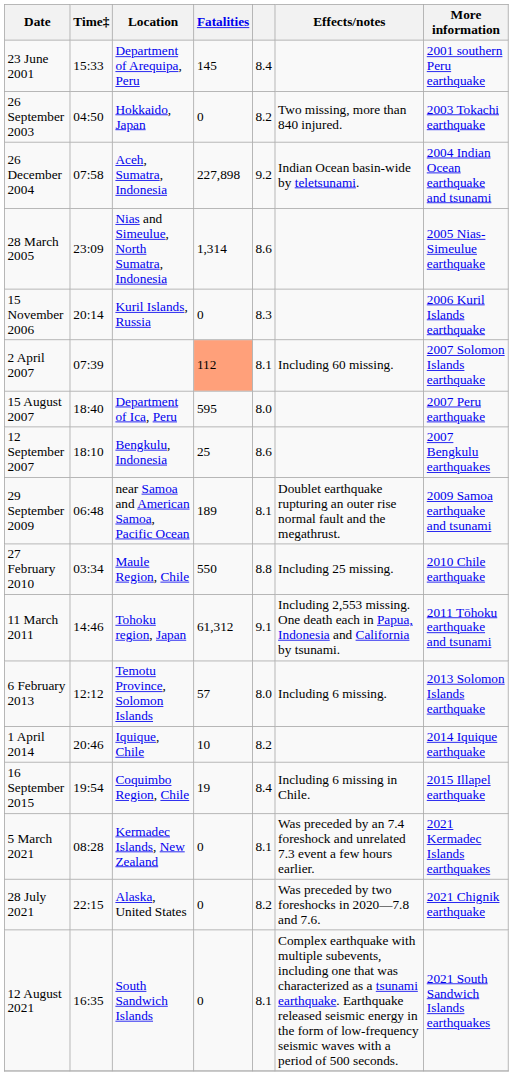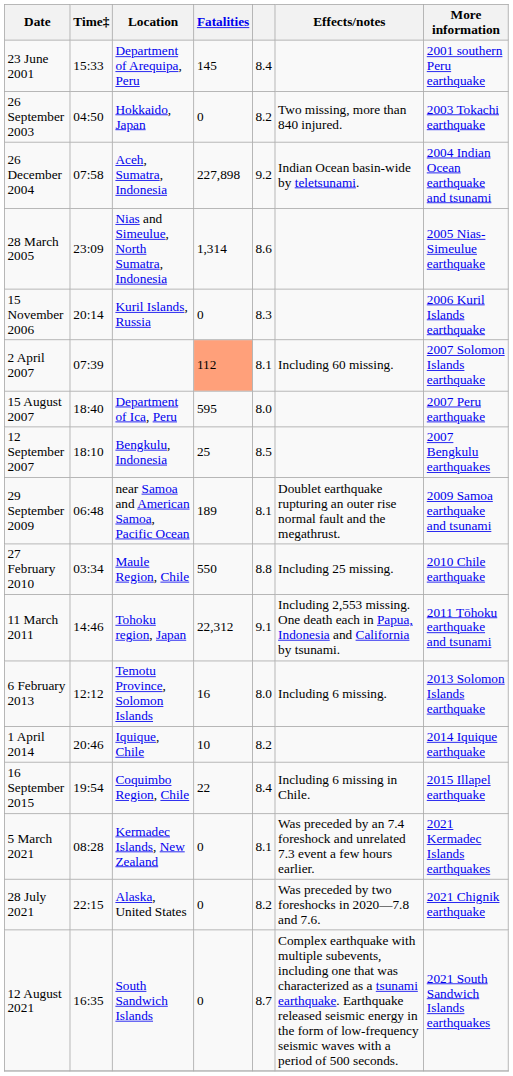(264, 452) 8.6 -> (264, 452) 8.5
(215, 627) 61,312 -> (215, 627) 22,312
(204, 693) 57 -> (204, 693) 16
(204, 787) 19 -> (204, 787) 22
(264, 1000) 8.1 -> (264, 1000) 8.7
